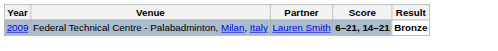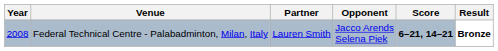+ column: (365, 12)
(18, 28) 2009 -> (18, 33) 2008
